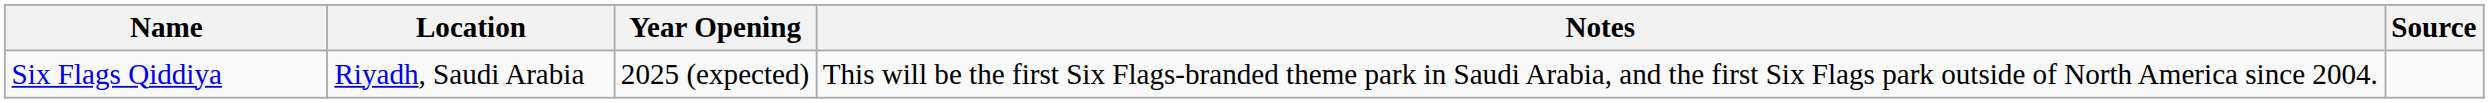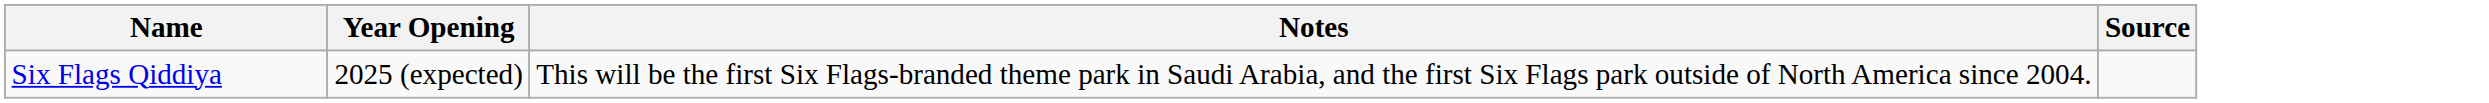- column: (471, 27)
